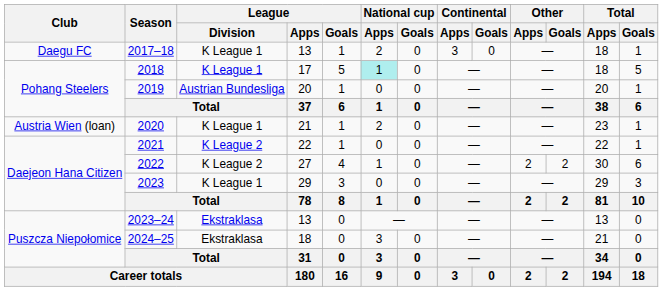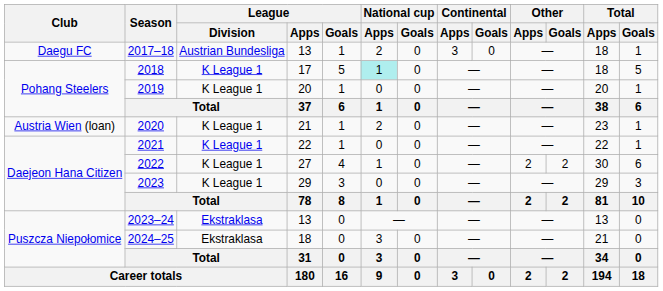(232, 51) K League 1 -> (232, 51) Austrian Bundesliga
(232, 88) Austrian Bundesliga -> (232, 88) K League 1
(232, 145) K League 2 -> (232, 145) K League 1
(232, 164) K League 2 -> (232, 164) K League 1
